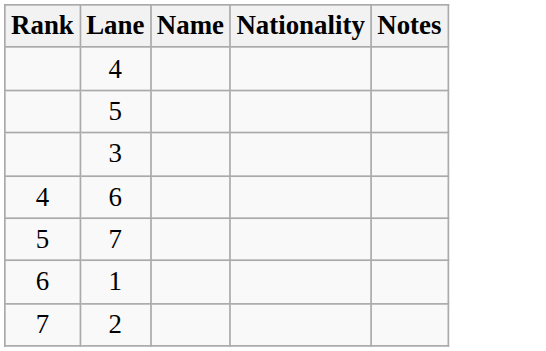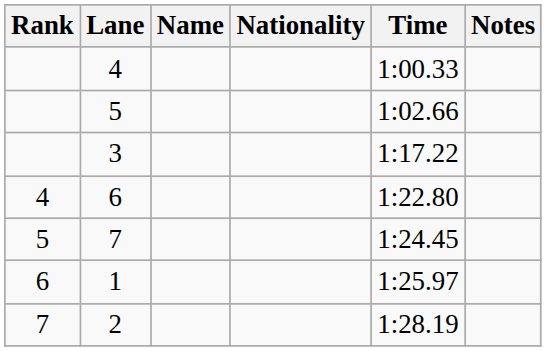+ column: (418, 25)
